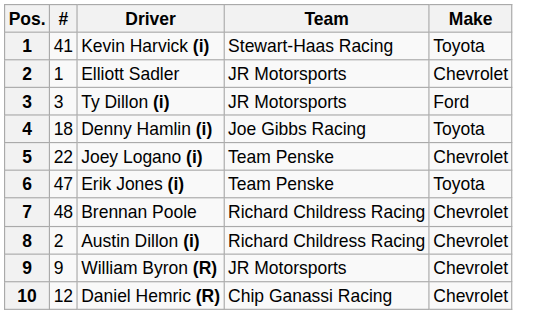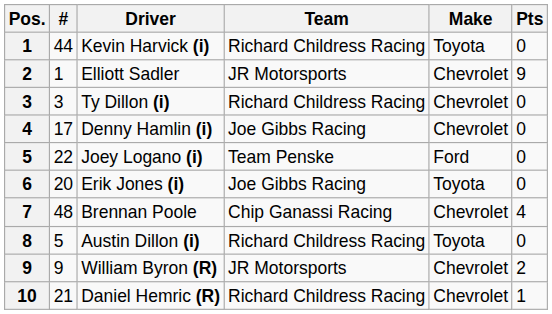+ column: (530, 19)
(63, 46) 41 -> (63, 46) 44
(311, 46) Stewart-Haas Racing -> (327, 46) Richard Childress Racing
(287, 102) JR Motorsports -> (327, 102) Richard Childress Racing
(451, 102) Ford -> (471, 102) Chevrolet
(63, 129) 18 -> (63, 129) 17
(459, 129) Toyota -> (471, 129) Chevrolet
(471, 157) Chevrolet -> (451, 157) Ford
(63, 185) 47 -> (63, 185) 20
(281, 185) Team Penske -> (297, 185) Joe Gibbs Racing
(327, 212) Richard Childress Racing -> (310, 212) Chip Ganassi Racing
(59, 240) 2 -> (59, 240) 5
(471, 240) Chevrolet -> (459, 240) Toyota
(63, 295) 12 -> (63, 295) 21
(310, 295) Chip Ganassi Racing -> (327, 295) Richard Childress Racing
